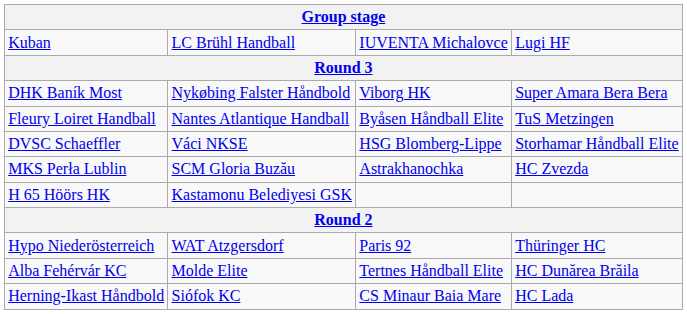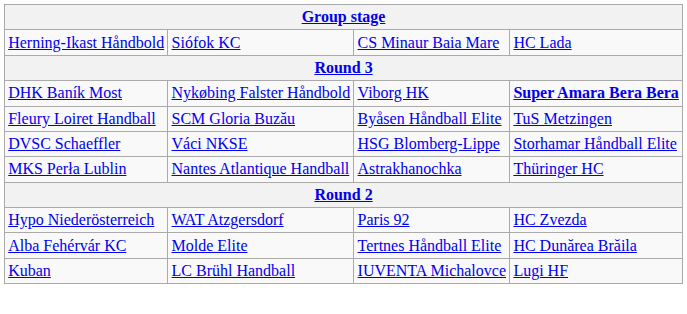rows swapped: (86, 296) <-> (30, 42)
(591, 93) normal -> (596, 93) bold
(260, 118) Nantes Atlantique Handball -> (233, 118) SCM Gloria Buzău
(233, 169) SCM Gloria Buzău -> (260, 169) Nantes Atlantique Handball
(552, 169) HC Zvezda -> (558, 169) Thüringer HC
- row: (59, 194)
(560, 245) Thüringer HC -> (550, 220) HC Zvezda
